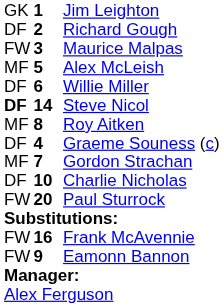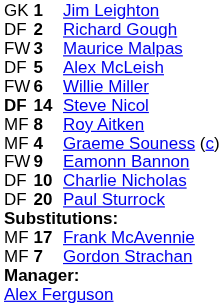(16, 67) MF -> (15, 67) DF
(15, 86) DF -> (17, 86) FW
(15, 143) DF -> (16, 143) MF
rows swapped: (128, 161) <-> (126, 256)
(17, 199) FW -> (15, 199) DF
(17, 237) FW -> (16, 237) MF
(43, 237) 16 -> (43, 237) 17
